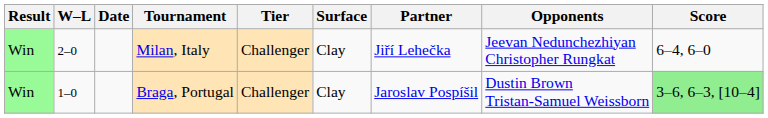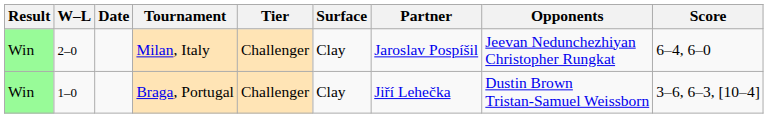(412, 50) Jiří Lehečka -> (426, 50) Jaroslav Pospíšil
(426, 92) Jaroslav Pospíšil -> (412, 92) Jiří Lehečka
(708, 92) lightgreen background -> (708, 92) no background
